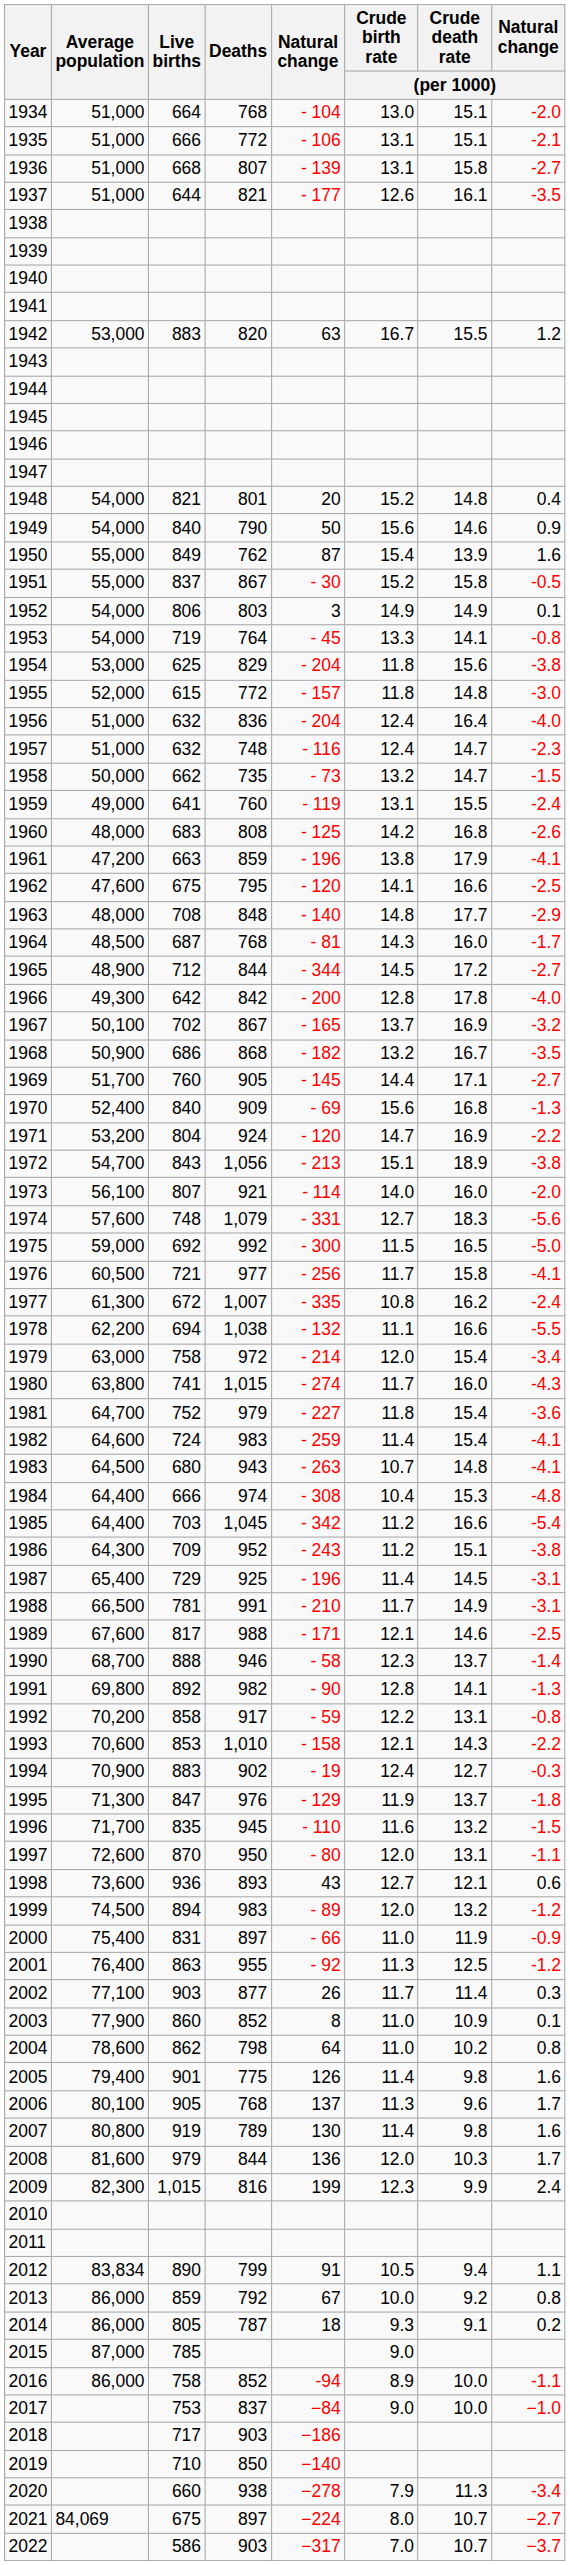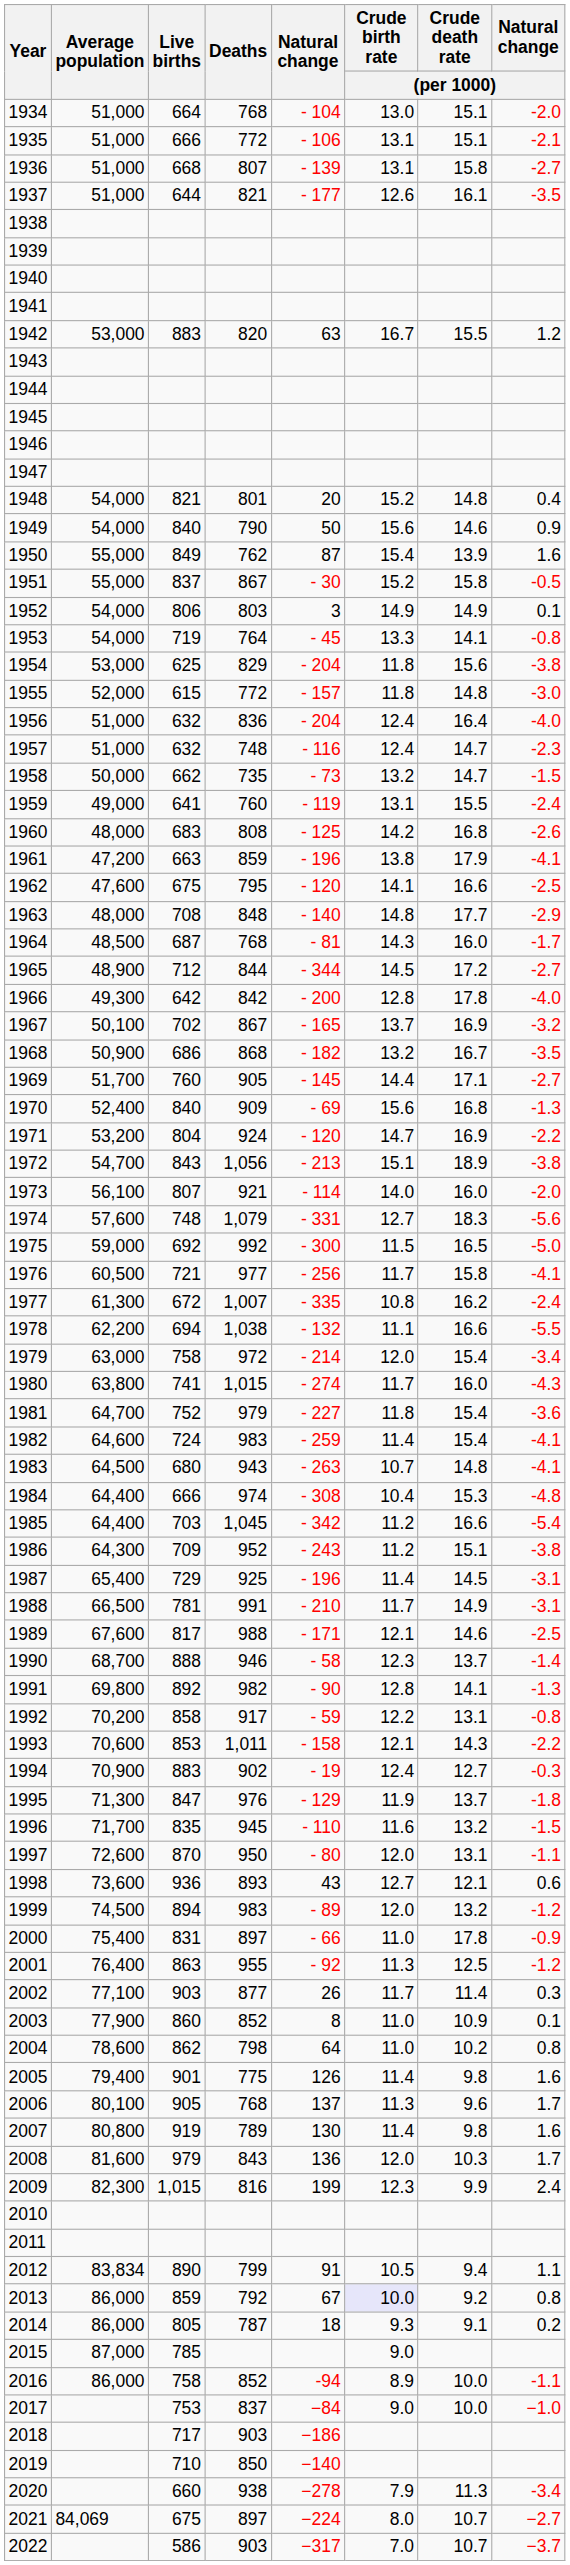(245, 1744) 1,010 -> (246, 1744) 1,011
(471, 1938) 11.9 -> (471, 1938) 17.8
(253, 2159) 844 -> (253, 2159) 843
(397, 2297) no background -> (397, 2297) lavender background
